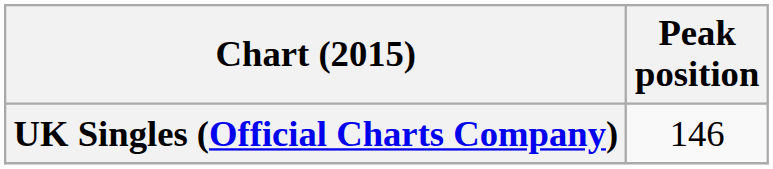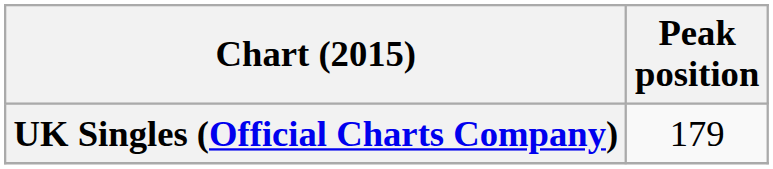(697, 132) 146 -> (697, 132) 179
